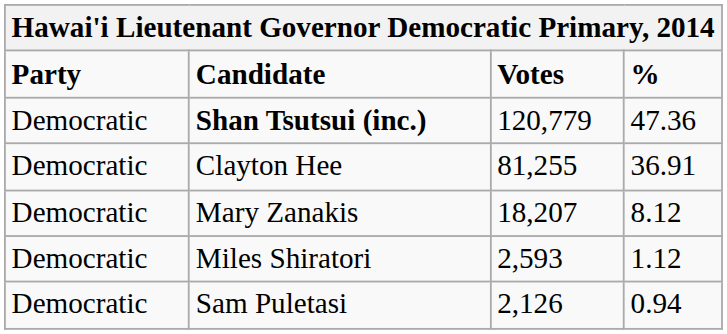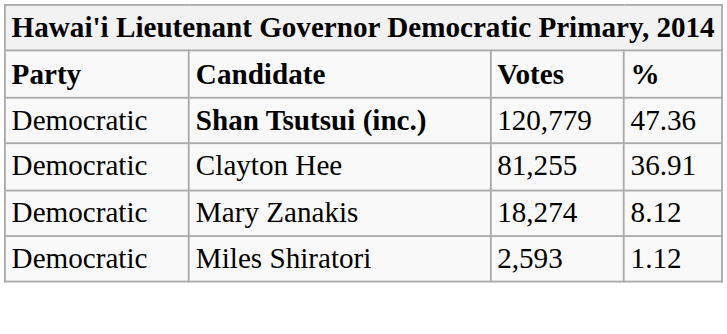(537, 212) 18,207 -> (537, 212) 18,274
- row: (271, 304)
